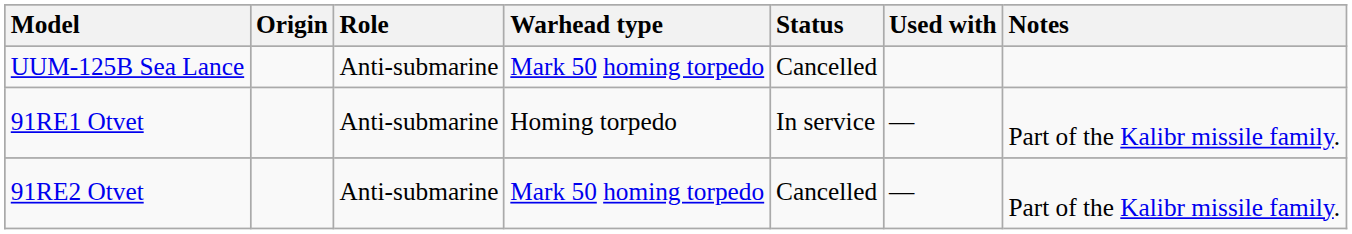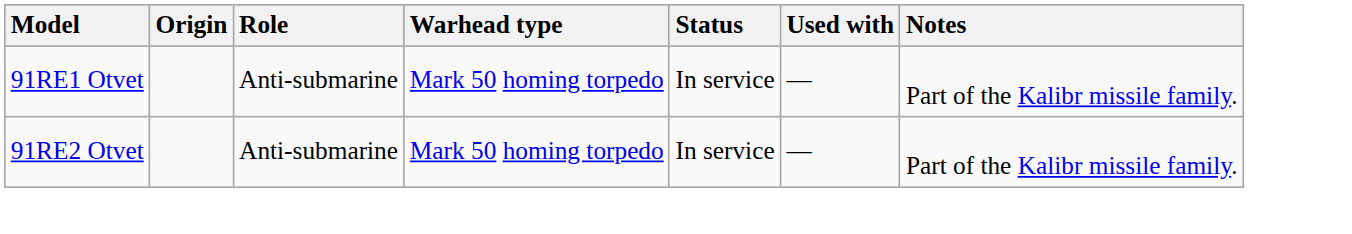- row: (127, 65)
(594, 121) Homing torpedo -> (537, 80) Mark 50 homing torpedo
(827, 191) Cancelled -> (725, 150) In service
